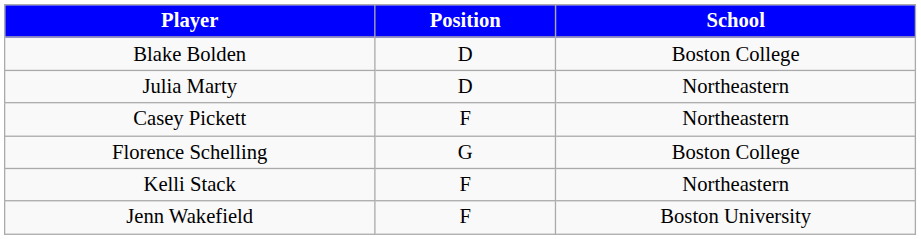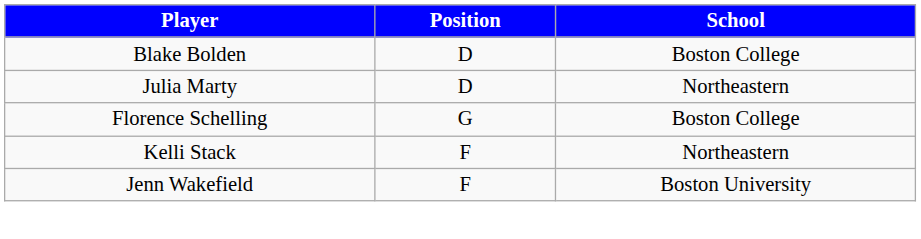- row: (190, 119)
